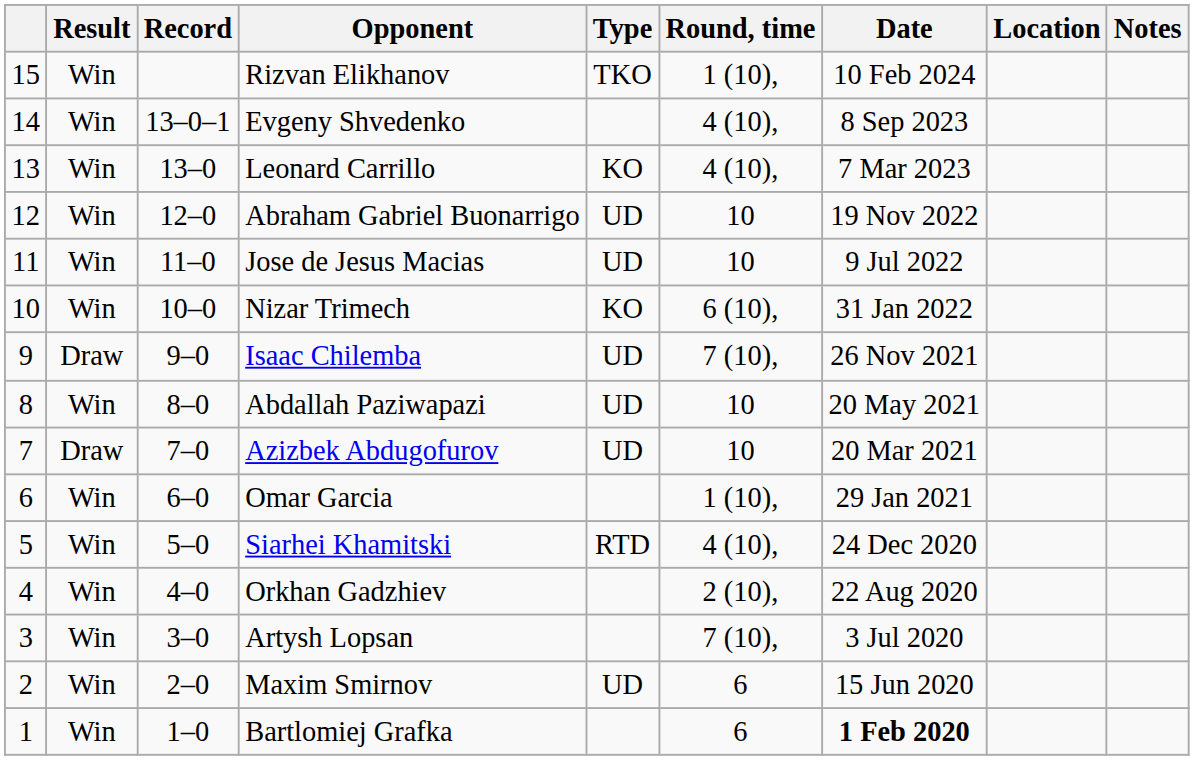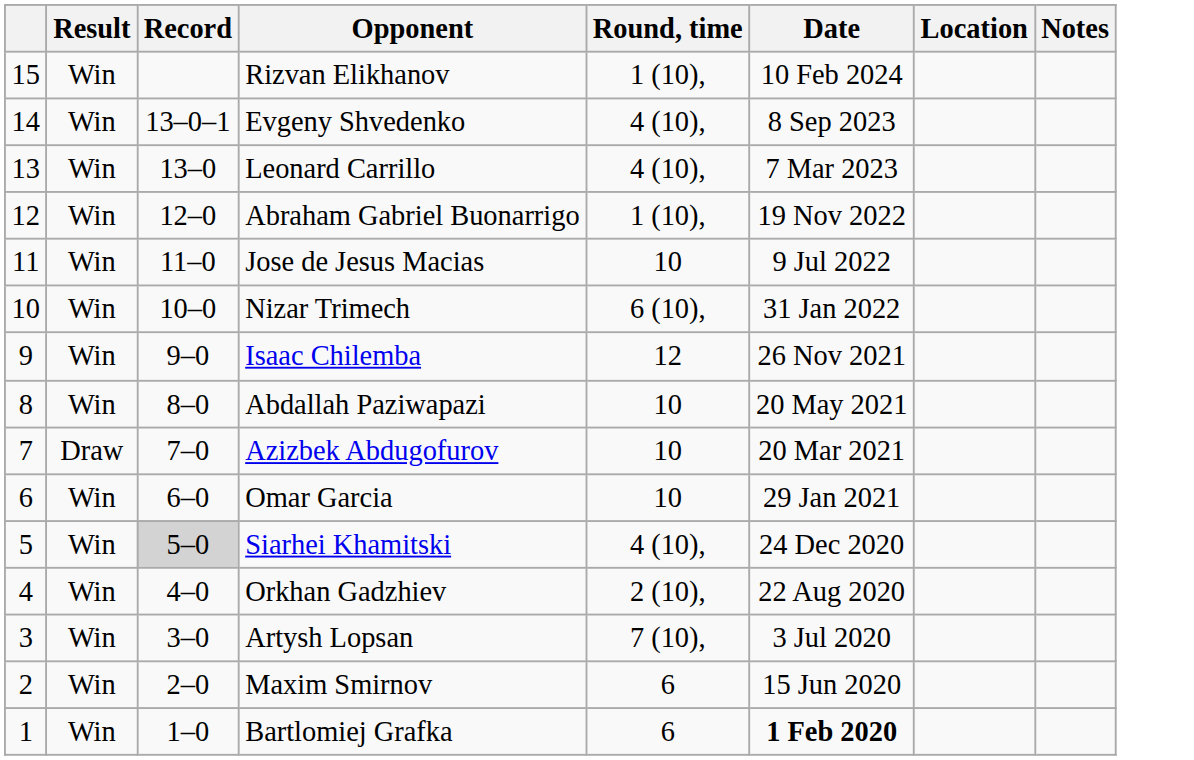- column: (623, 28)
(740, 215) 10 -> (668, 215) 1 (10),
(92, 356) Draw -> (92, 356) Win
(740, 356) 7 (10), -> (668, 356) 12
(740, 496) 1 (10), -> (668, 496) 10
(188, 543) no background -> (188, 543) lightgrey background
